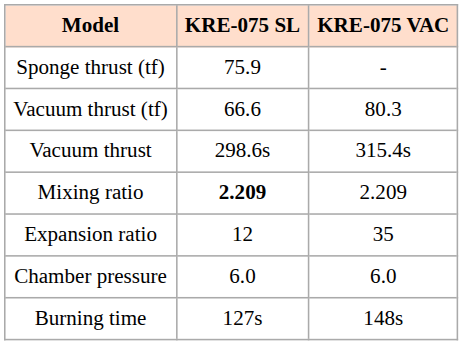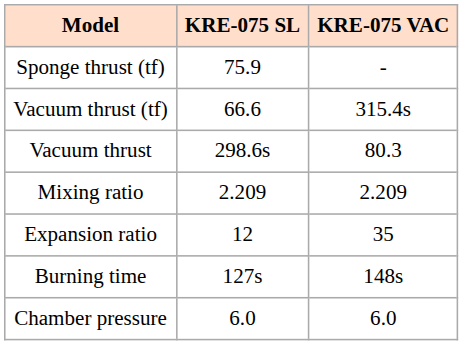(383, 108) 80.3 -> (383, 108) 315.4s
(383, 150) 315.4s -> (383, 150) 80.3
(243, 192) bold -> (243, 192) normal
rows swapped: (91, 317) <-> (91, 276)
